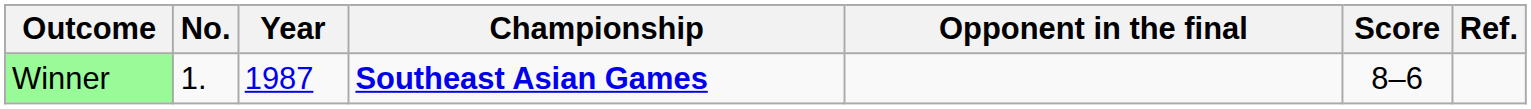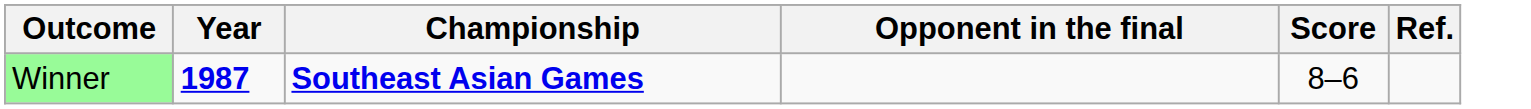- column: (206, 28)
(279, 77) normal -> (215, 77) bold
